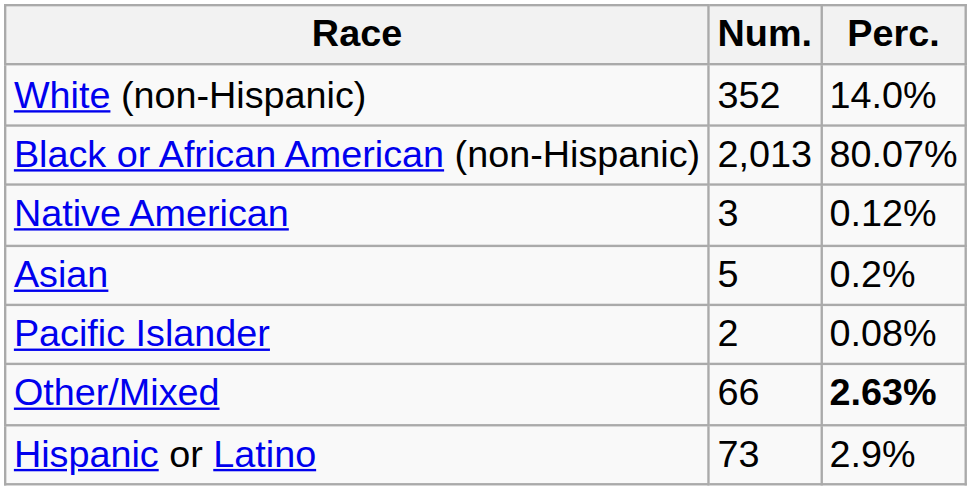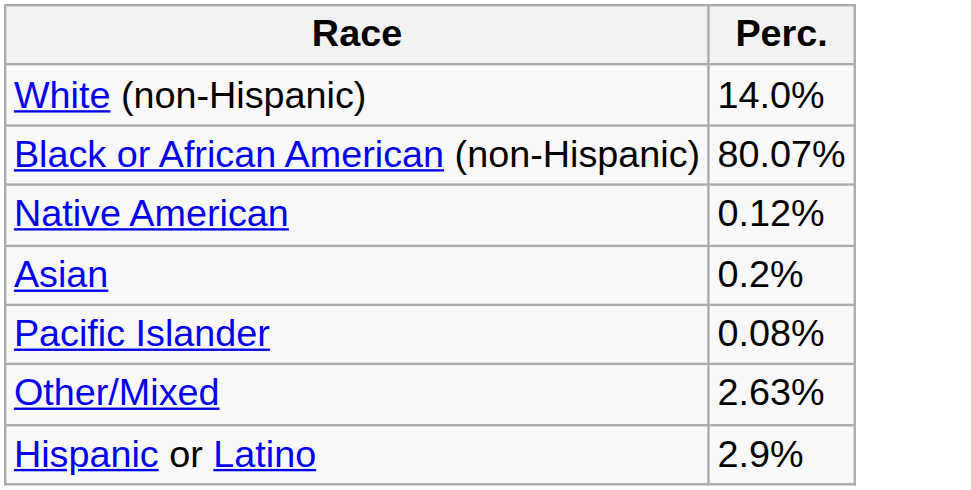- column: (765, 34)
(883, 393) bold -> (771, 393) normal
